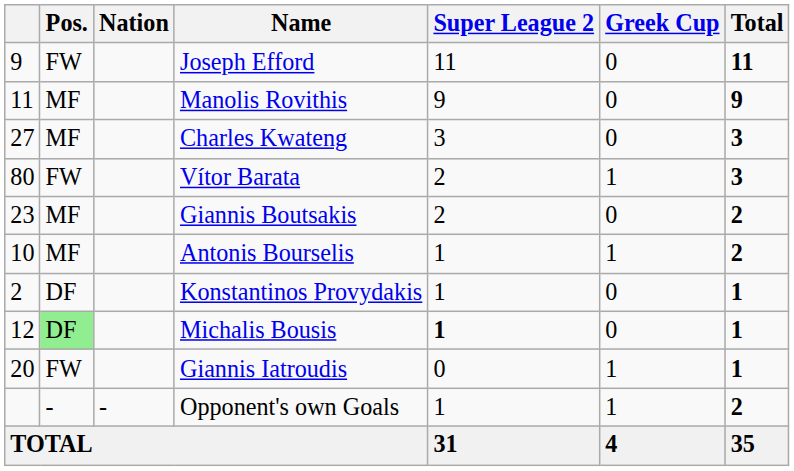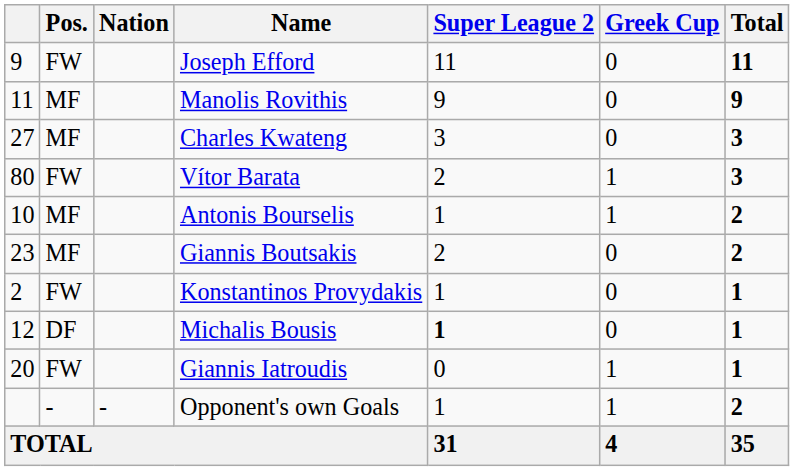rows swapped: (268, 215) <-> (267, 253)
(61, 291) DF -> (64, 291) FW
(61, 330) lightgreen background -> (61, 330) no background
